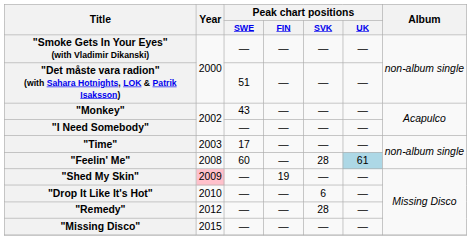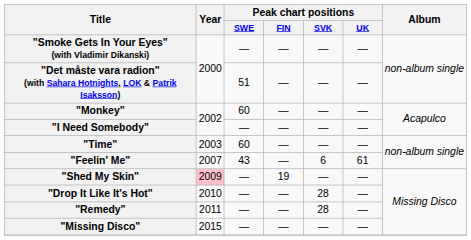(244, 111) 43 -> (244, 111) 60
(244, 144) 17 -> (244, 144) 60
(210, 160) 2008 -> (210, 160) 2007
(244, 160) 60 -> (244, 160) 43
(323, 160) 28 -> (323, 160) 6
(363, 160) lightblue background -> (363, 160) no background
(323, 193) 6 -> (323, 193) 28
(210, 210) 2012 -> (210, 210) 2011
